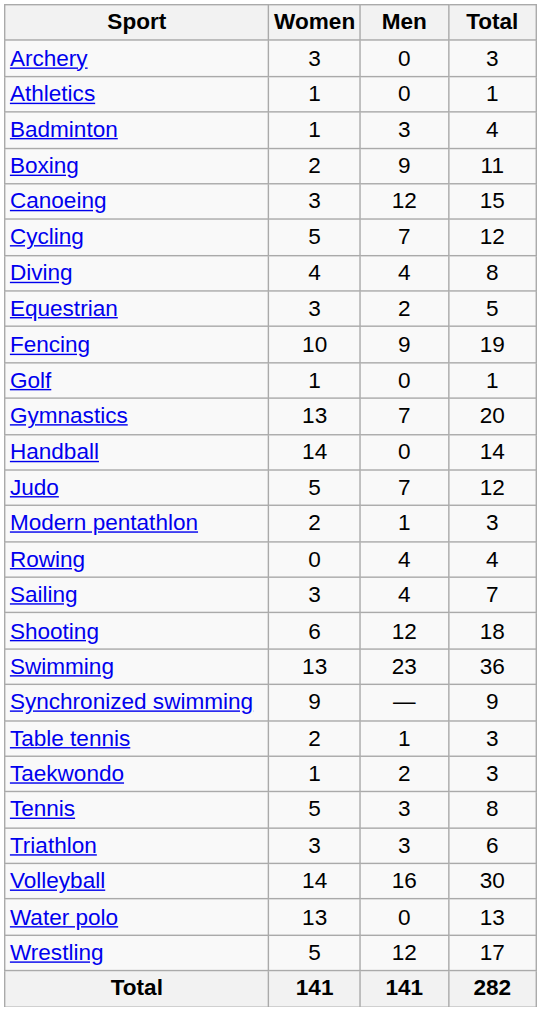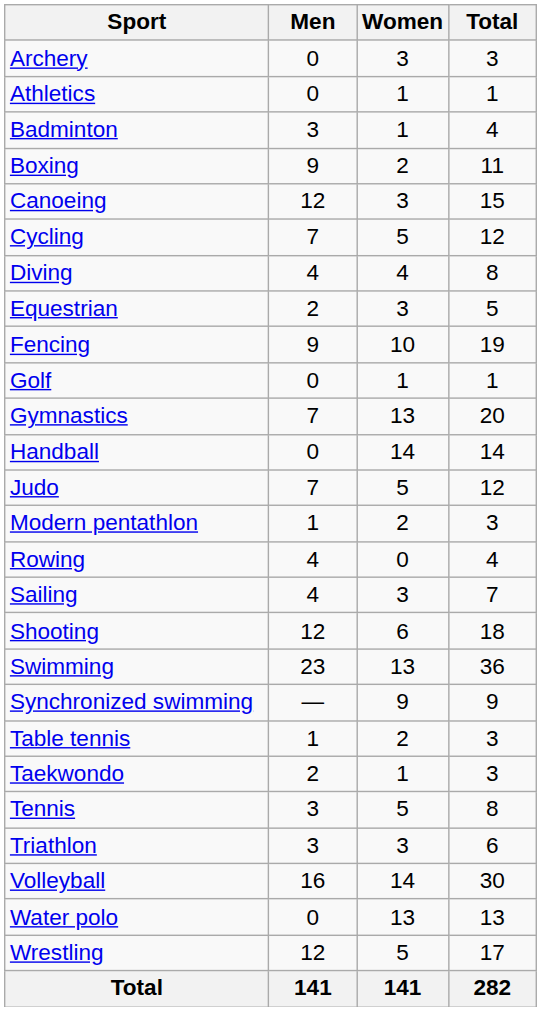columns swapped: (404, 22) <-> (315, 22)
